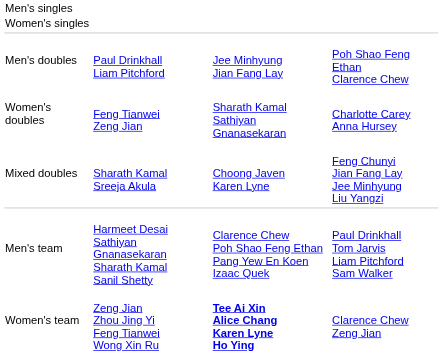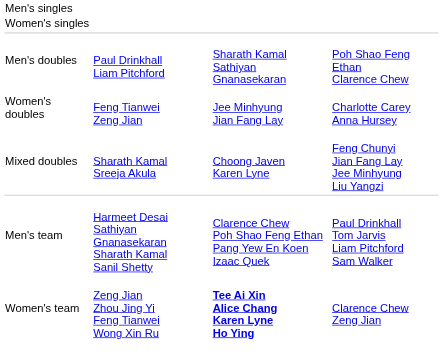(248, 67) Jee Minhyung Jian Fang Lay -> (250, 67) Sharath Kamal Sathiyan Gnanasekaran
(250, 120) Sharath Kamal Sathiyan Gnanasekaran -> (248, 114) Jee Minhyung Jian Fang Lay
